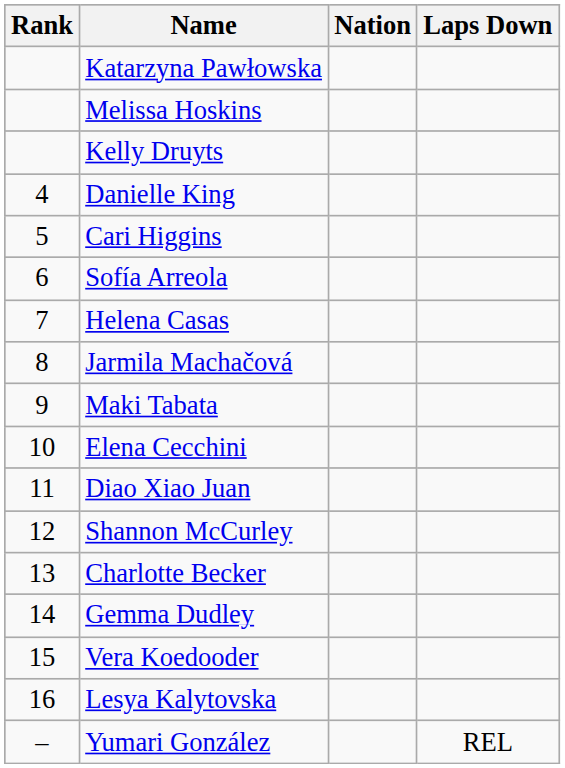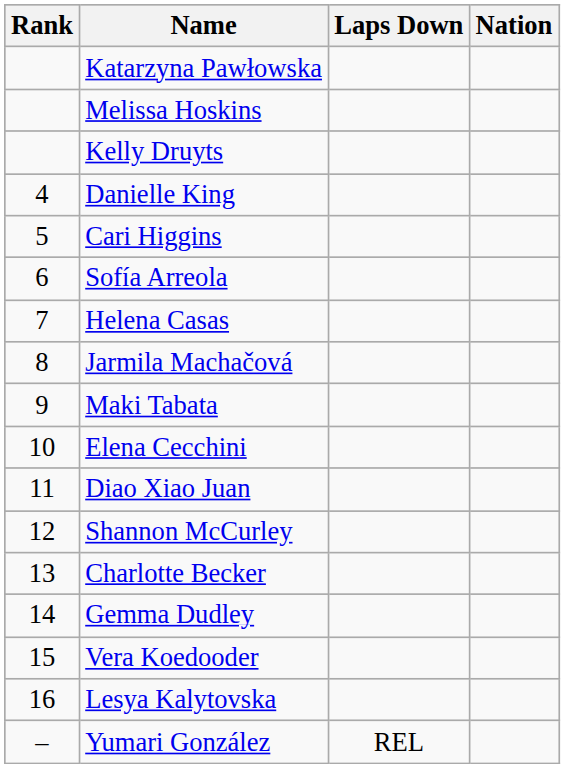columns swapped: (373, 25) <-> (488, 25)
